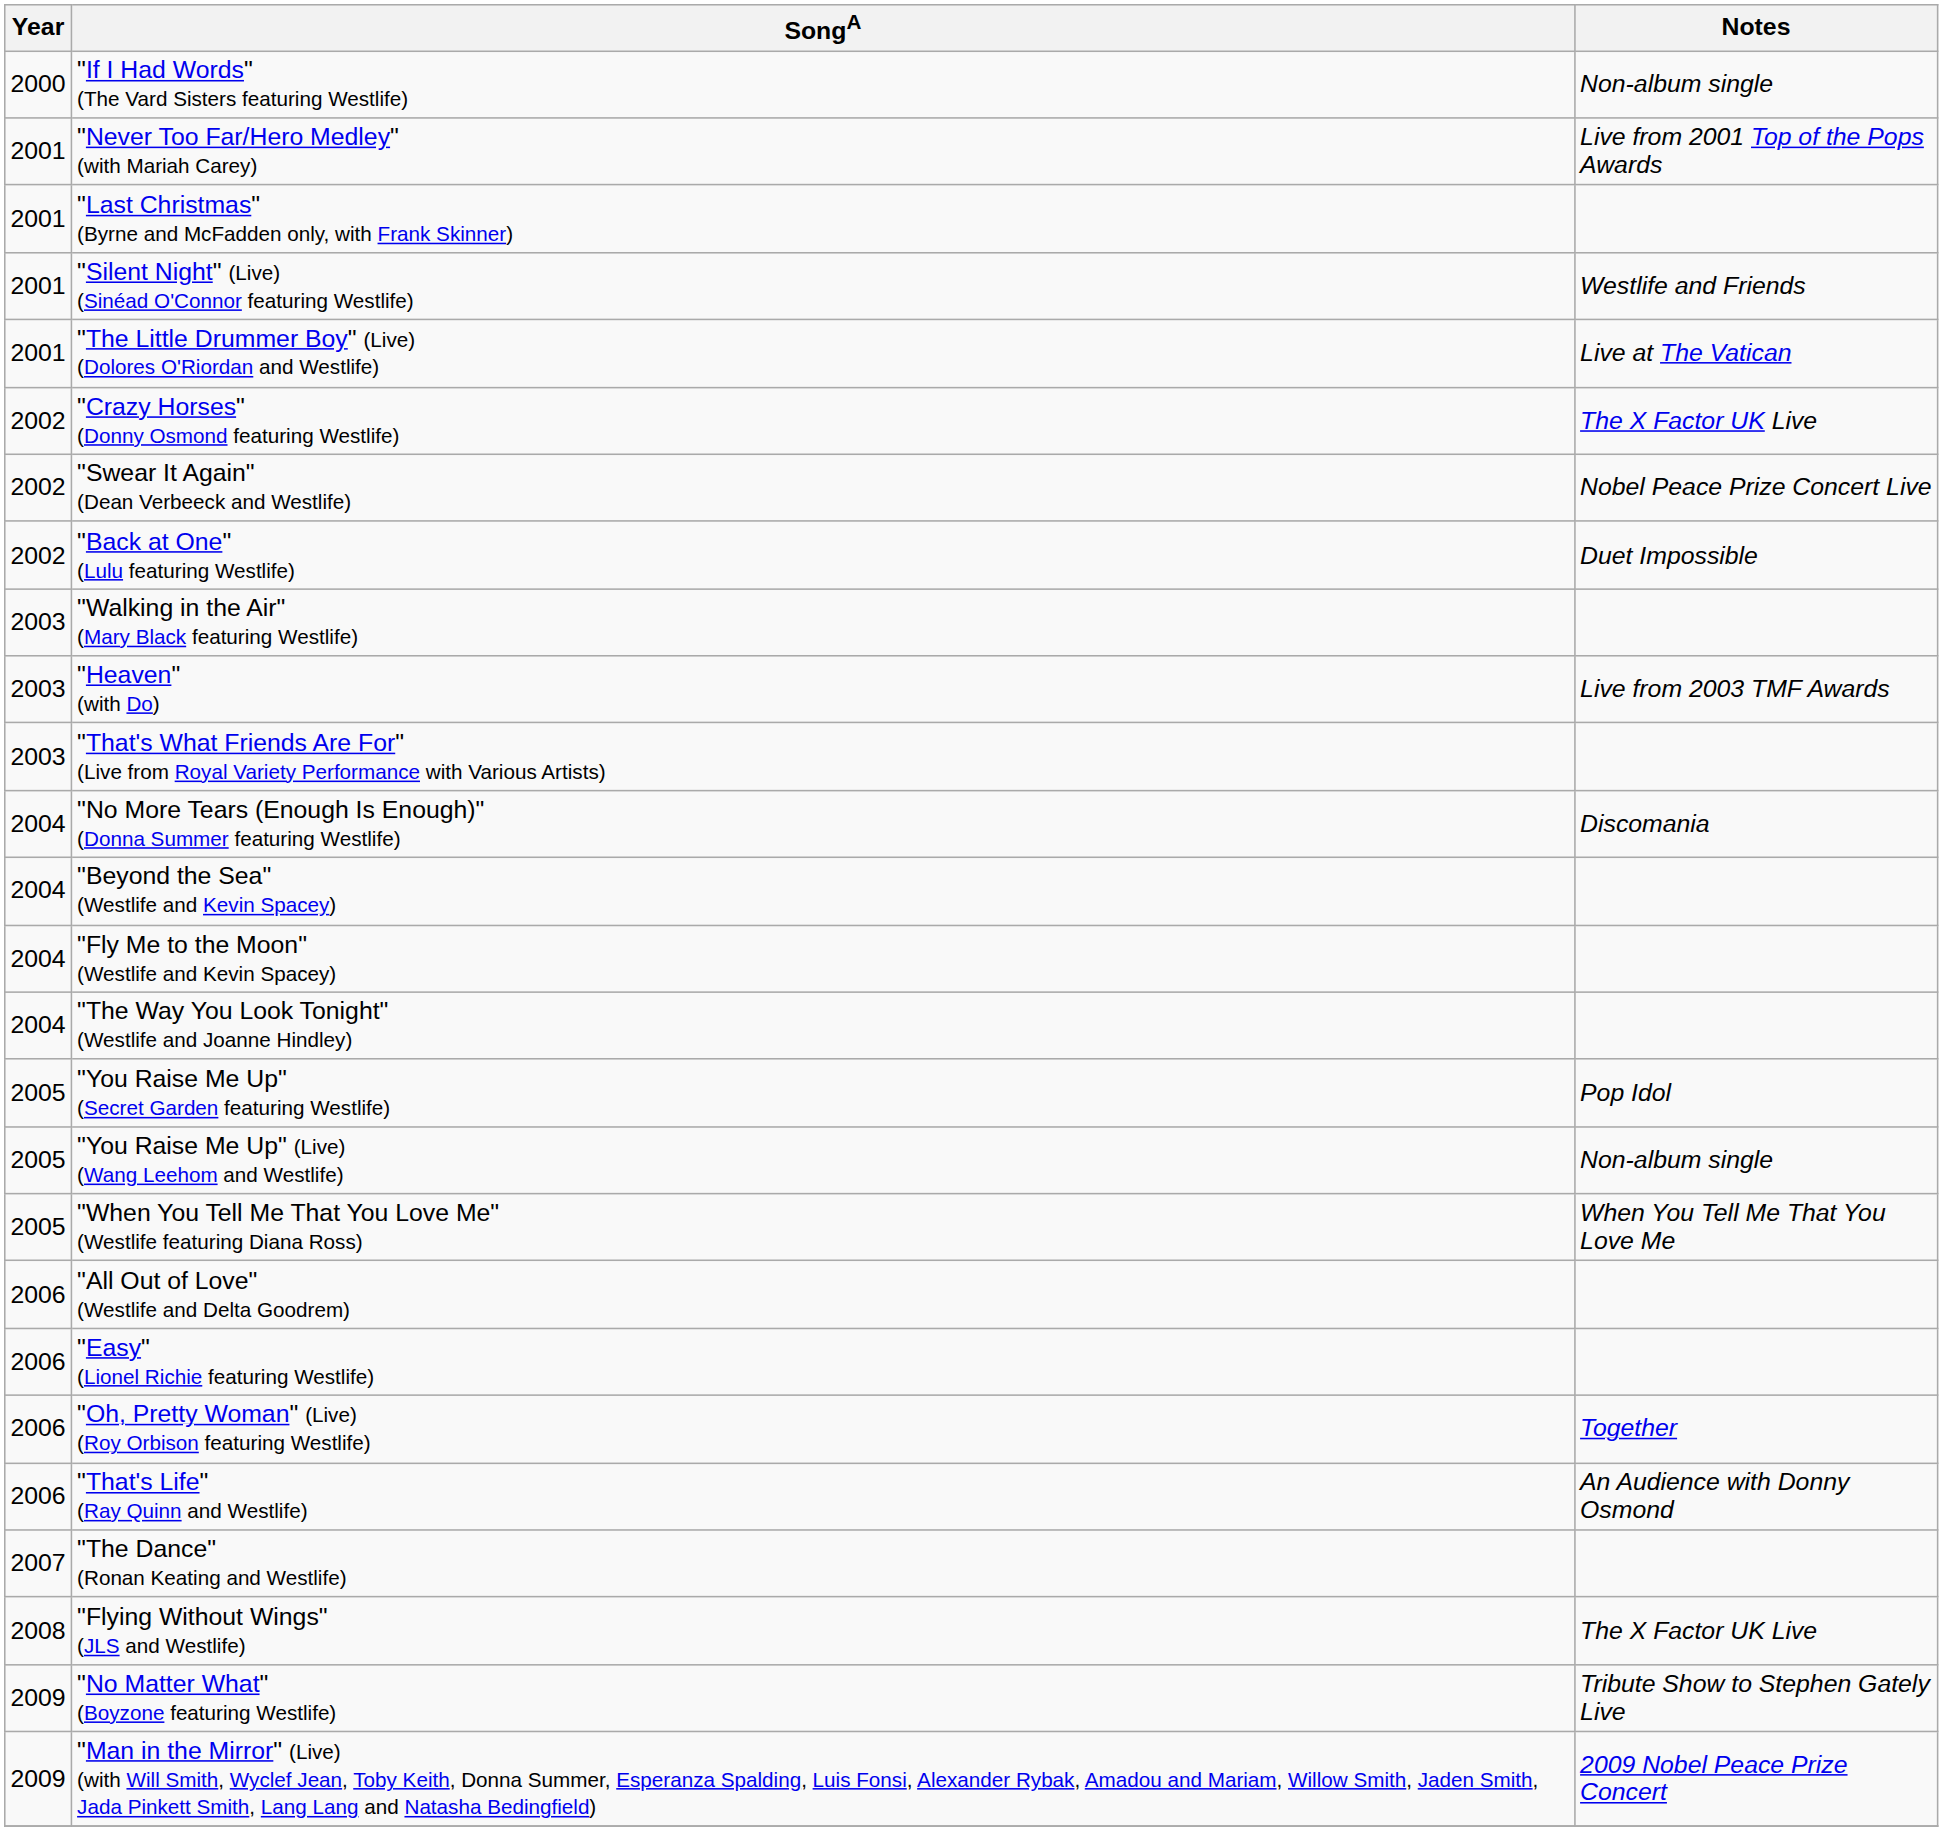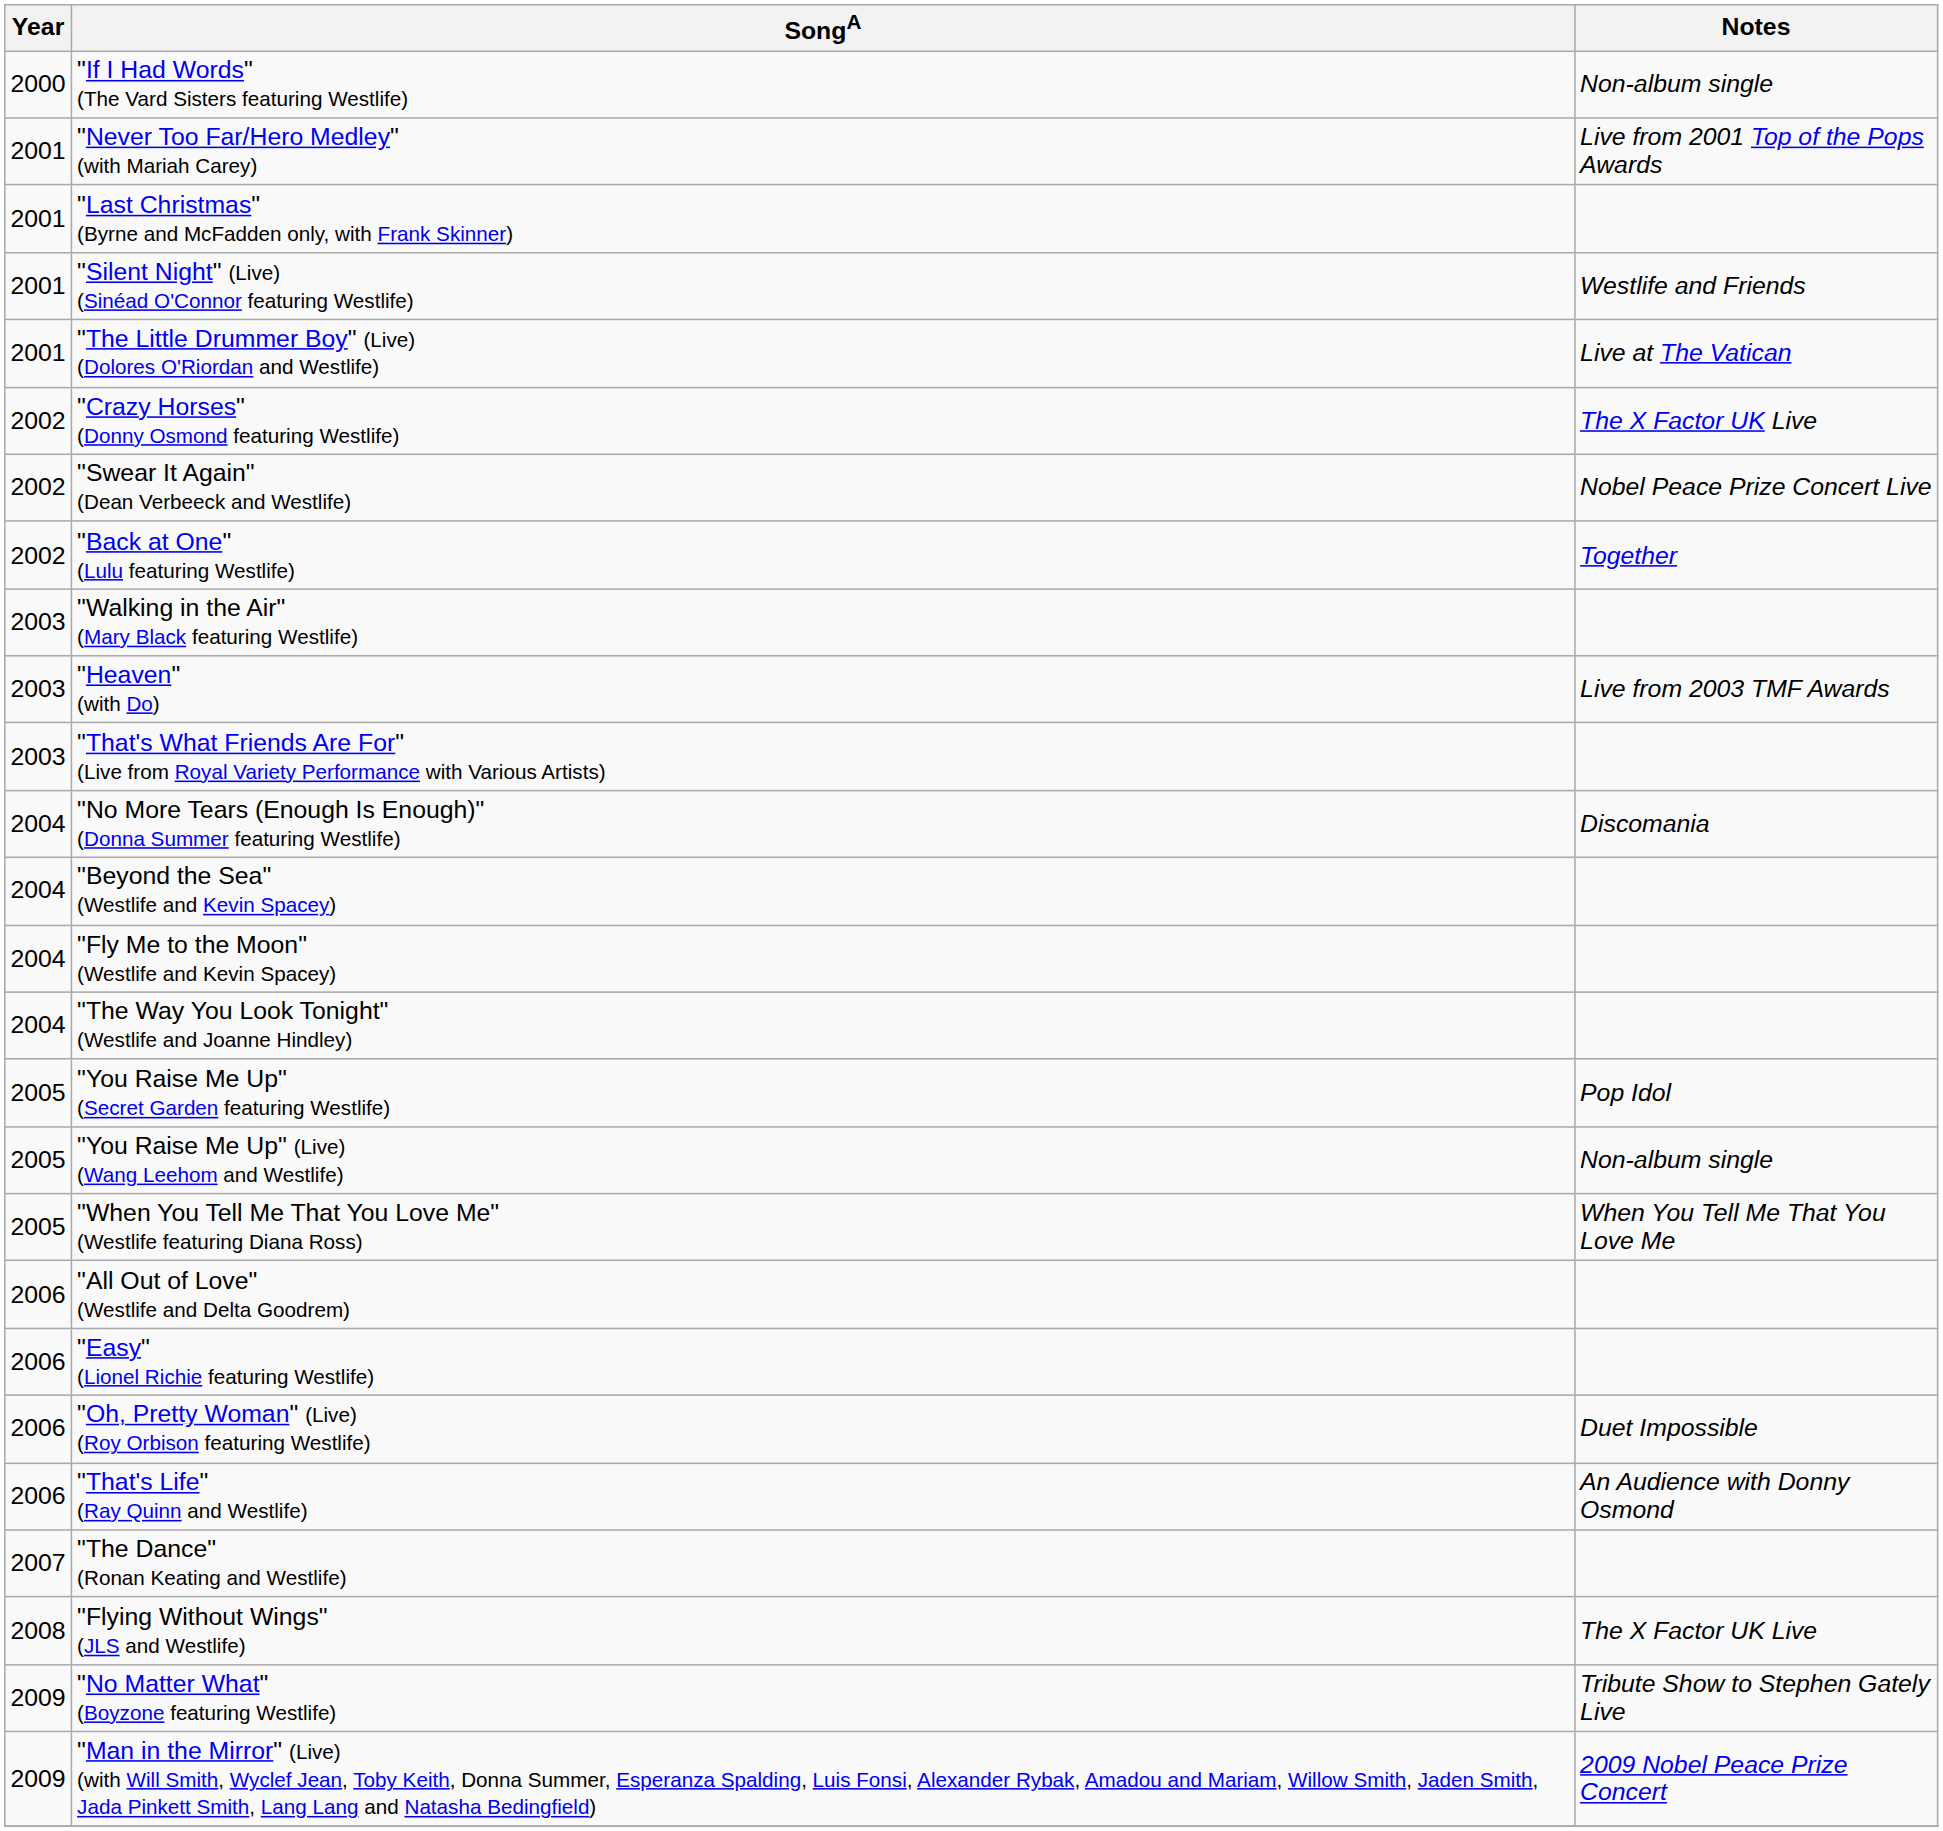(1669, 554) Duet Impossible -> (1629, 554) Together
(1629, 1428) Together -> (1669, 1428) Duet Impossible
